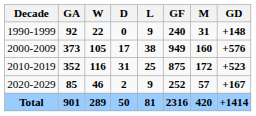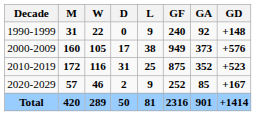columns swapped: (204, 13) <-> (72, 13)
